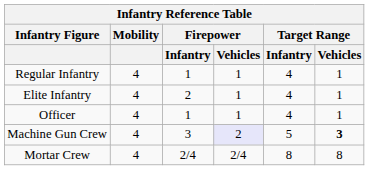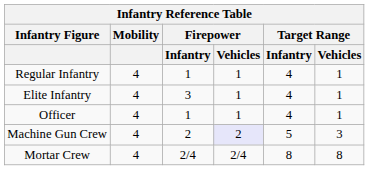(188, 94) 2 -> (188, 94) 3
(188, 134) 3 -> (188, 134) 2
(339, 134) bold -> (339, 134) normal
